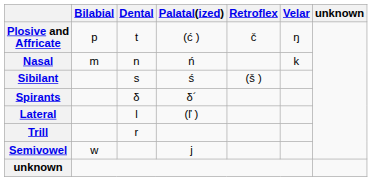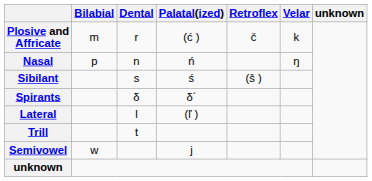(94, 37) p -> (94, 37) m
(136, 37) t -> (136, 37) r
(296, 37) ŋ -> (296, 37) k
(94, 61) m -> (94, 61) p
(296, 61) k -> (296, 61) ŋ
(136, 132) r -> (136, 132) t
